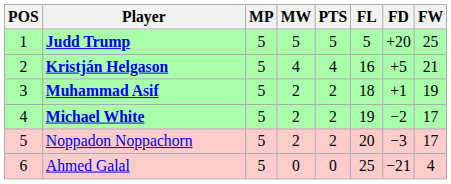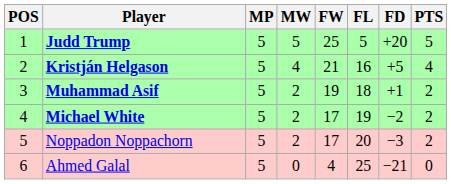columns swapped: (431, 16) <-> (333, 16)
